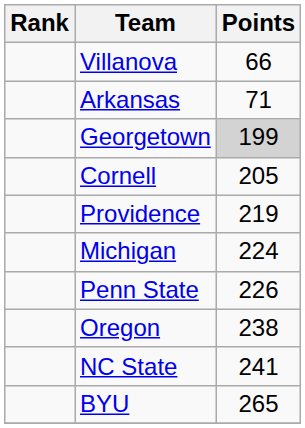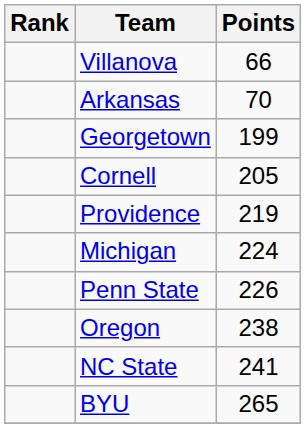(259, 99) 71 -> (259, 99) 70
(259, 137) lightgrey background -> (259, 137) no background
